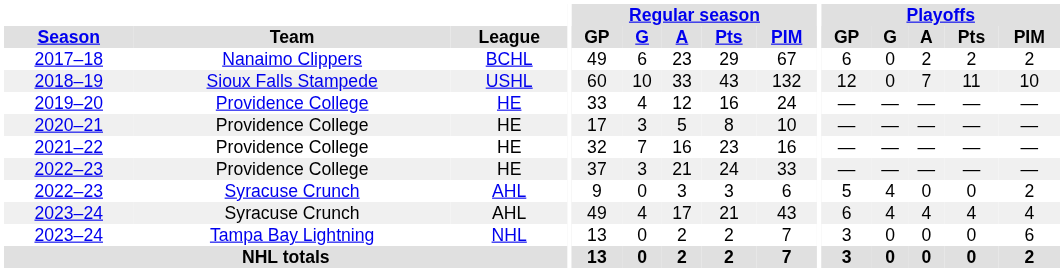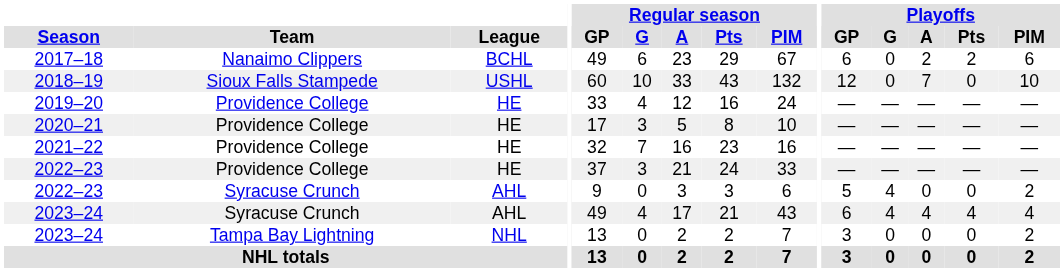(1029, 58) 2 -> (1029, 58) 6
(971, 80) 11 -> (971, 80) 0
(1029, 234) 6 -> (1029, 234) 2
